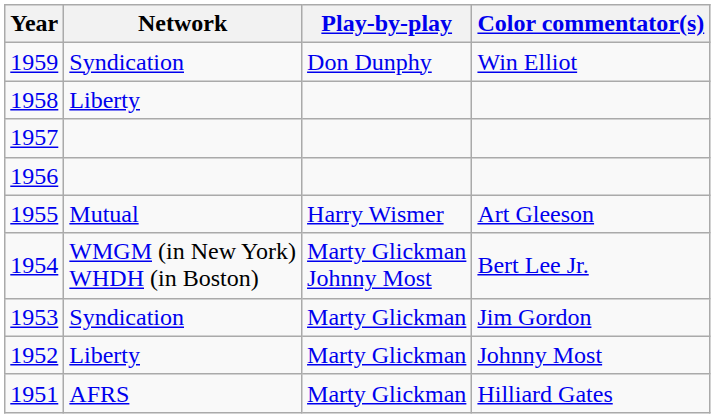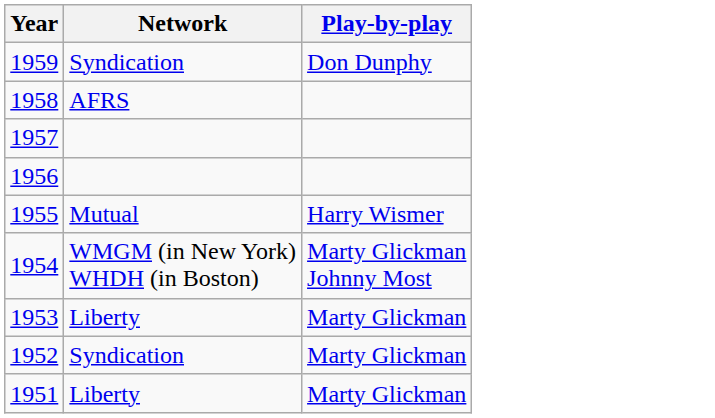- column: (591, 23)
(105, 99) Liberty -> (99, 99) AFRS
(127, 316) Syndication -> (105, 316) Liberty
(105, 355) Liberty -> (127, 355) Syndication
(99, 393) AFRS -> (105, 393) Liberty
